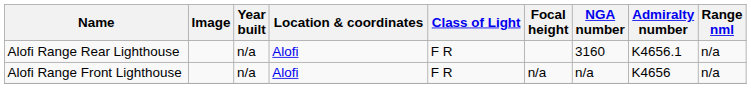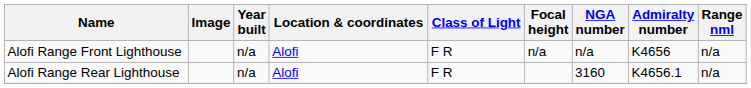rows swapped: (95, 72) <-> (93, 51)
